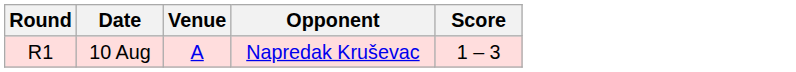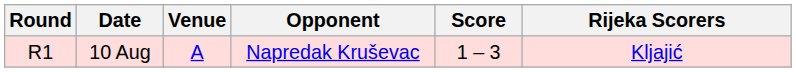+ column: (657, 20)
